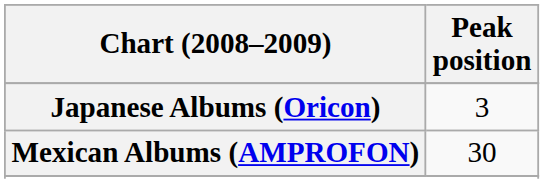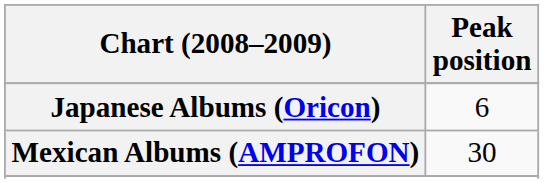(482, 106) 3 -> (482, 106) 6
